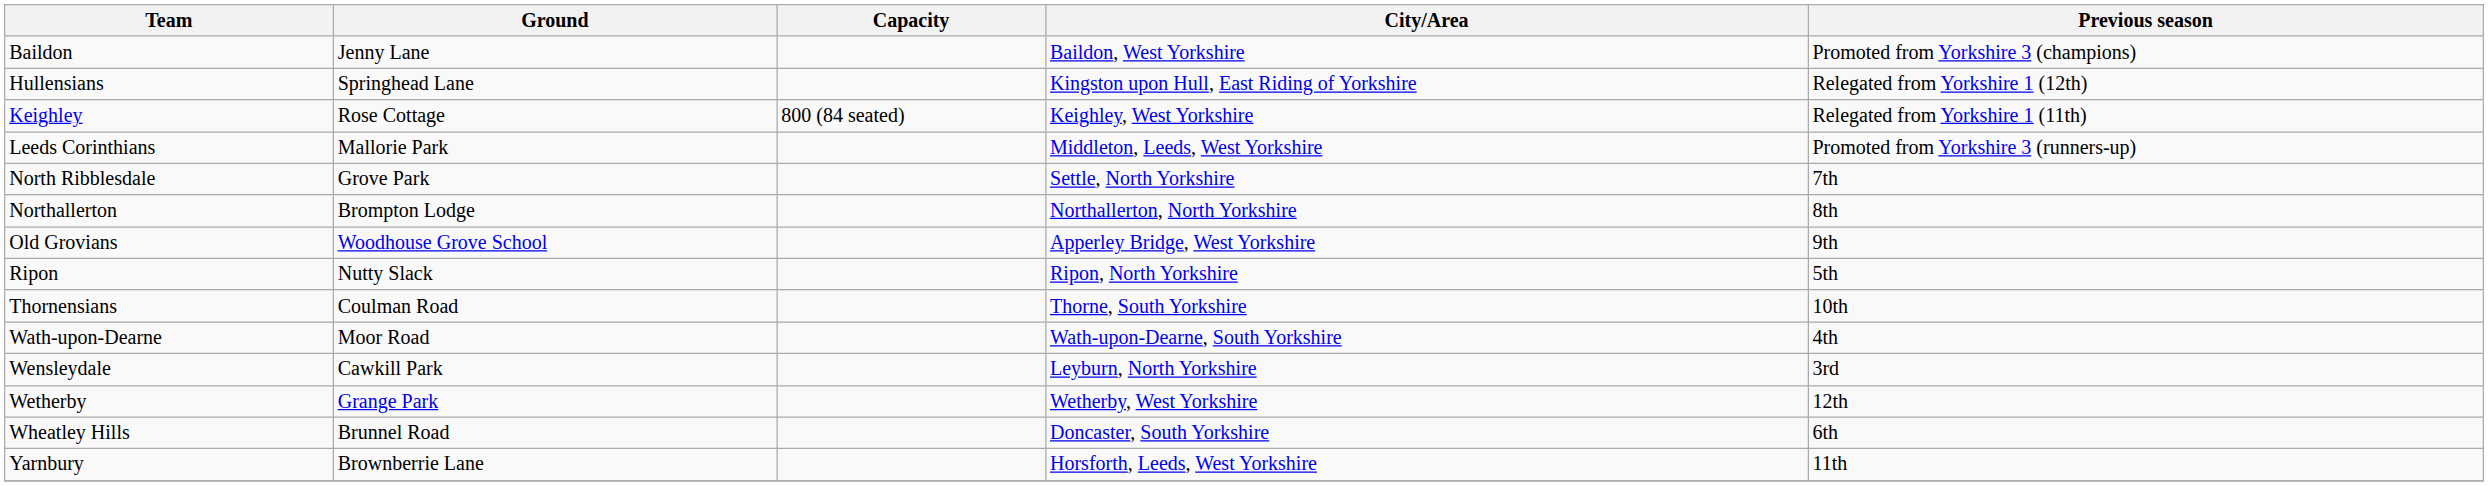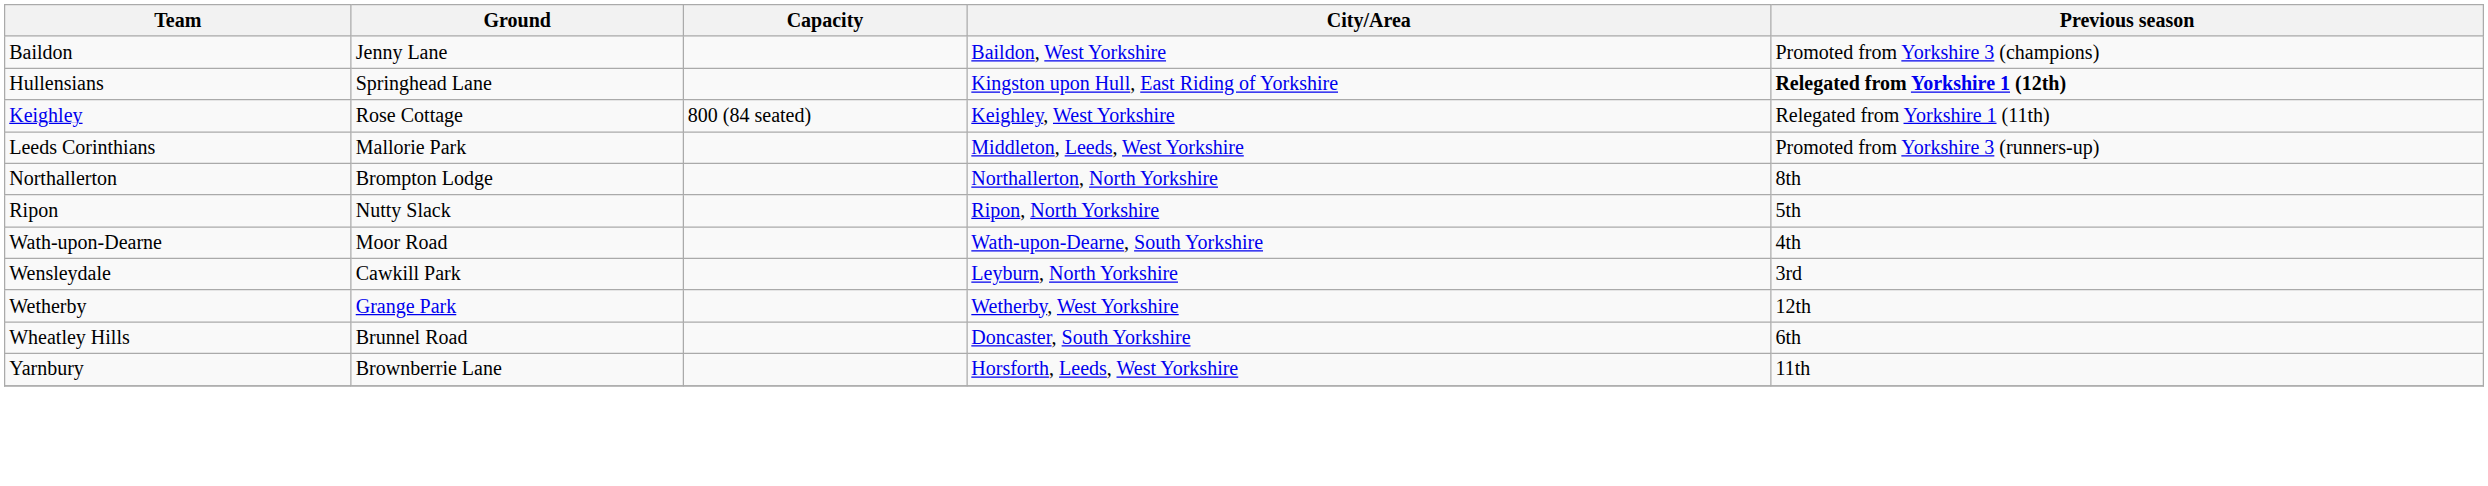(1950, 83) normal -> (1921, 83) bold
- row: (82, 178)
- row: (63, 242)
- row: (63, 305)
